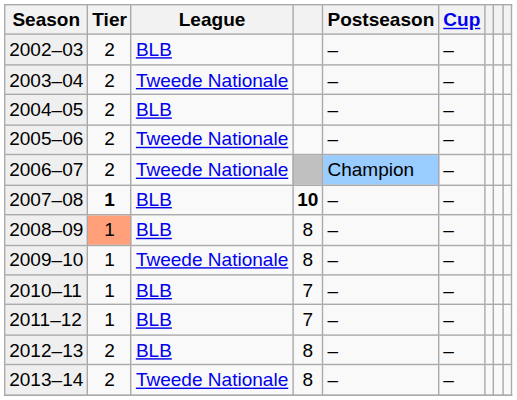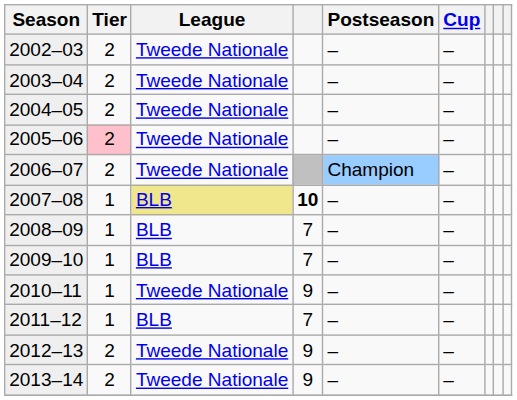(154, 49) BLB -> (212, 49) Tweede Nationale
(154, 109) BLB -> (212, 109) Tweede Nationale
(110, 139) no background -> (110, 139) pink background
(110, 199) bold -> (110, 199) normal
(154, 199) no background -> (154, 199) khaki background
(110, 229) lightsalmon background -> (110, 229) no background
(308, 229) 8 -> (308, 229) 7
(212, 259) Tweede Nationale -> (154, 259) BLB
(308, 259) 8 -> (308, 259) 7
(154, 289) BLB -> (212, 289) Tweede Nationale
(308, 289) 7 -> (308, 289) 9
(154, 349) BLB -> (212, 349) Tweede Nationale
(308, 349) 8 -> (308, 349) 9
(308, 379) 8 -> (308, 379) 9
